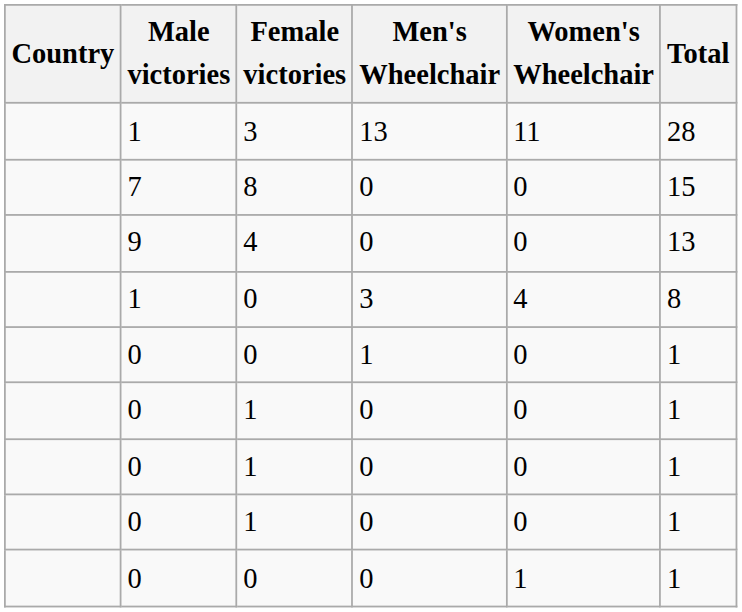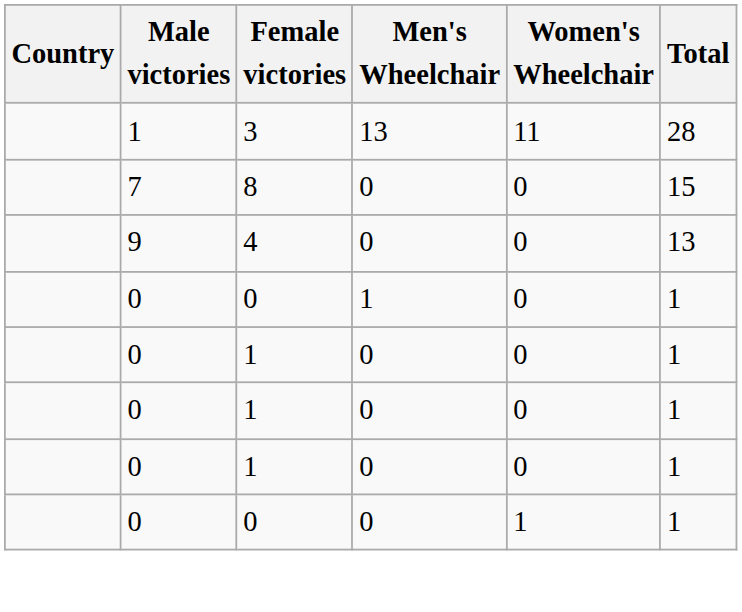- row: (250, 298)
